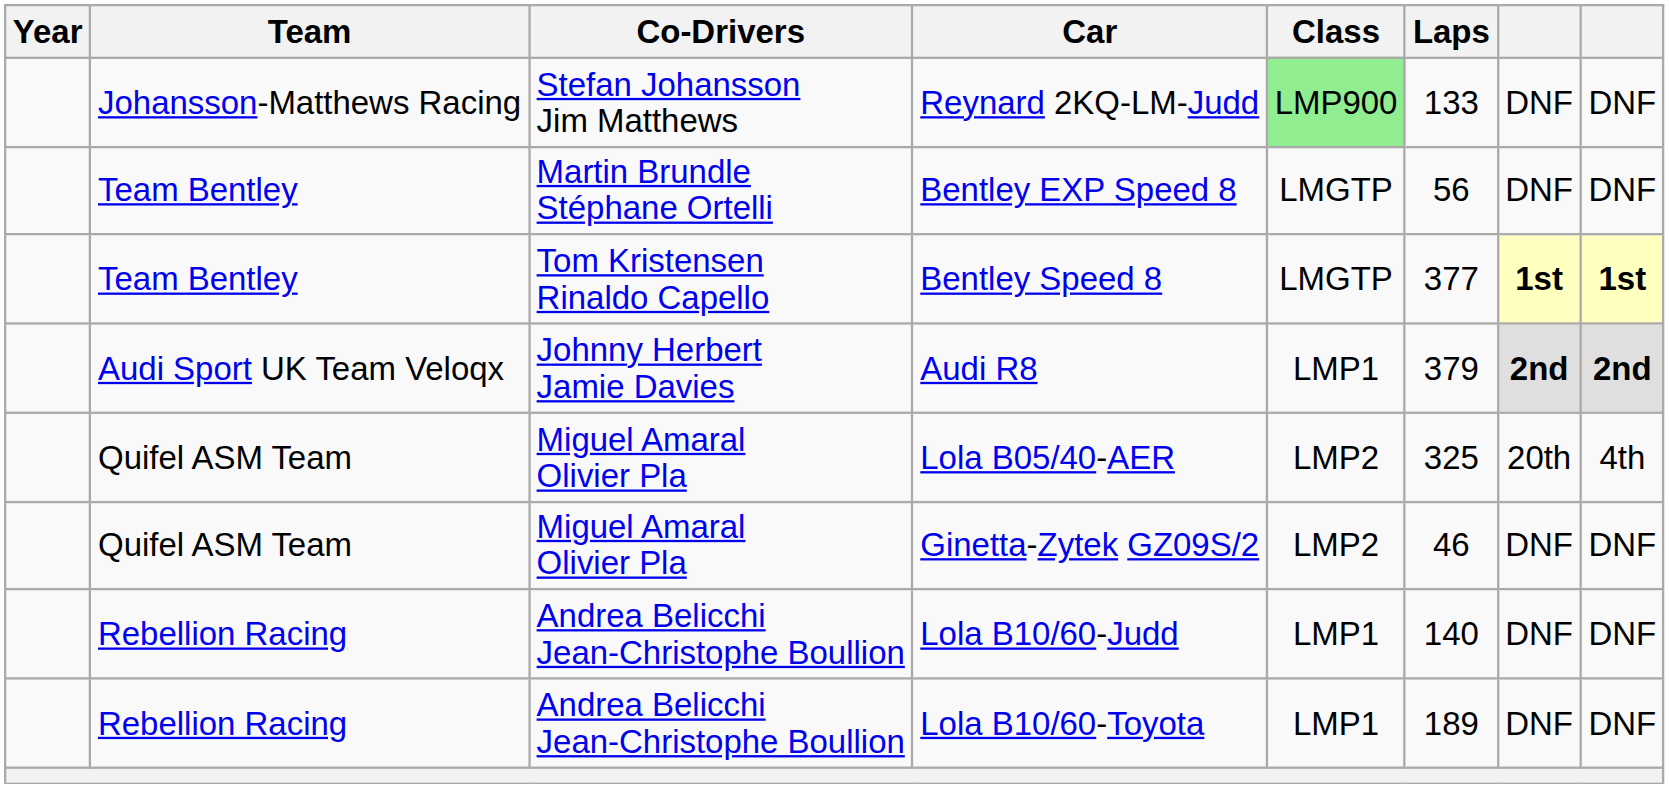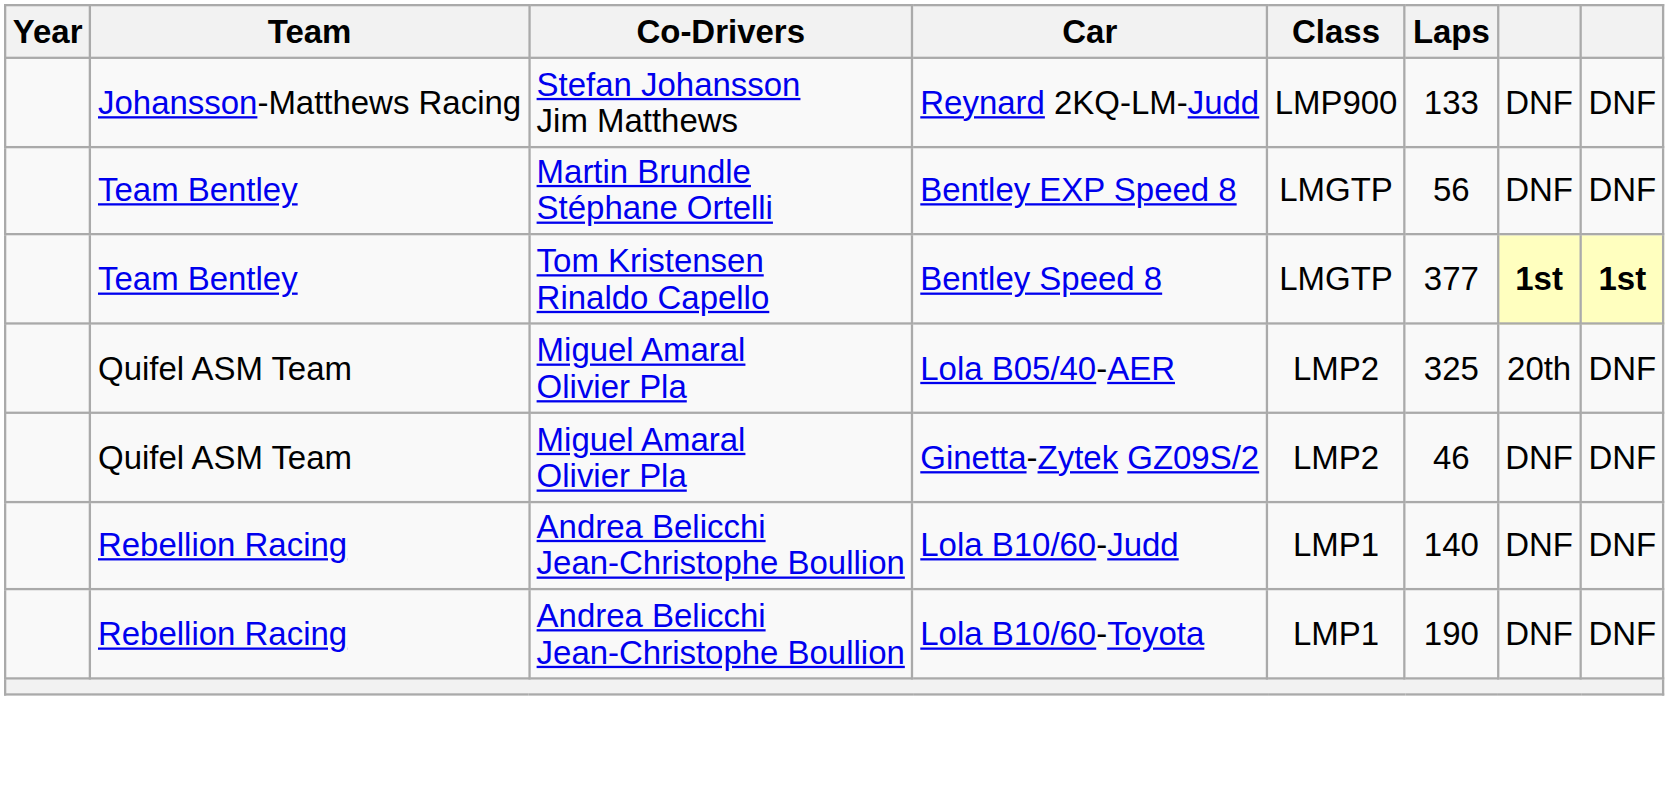(1336, 102) lightgreen background -> (1336, 102) no background
- row: (979, 368)
(1622, 457) 4th -> (1622, 368) DNF
(1451, 723) 189 -> (1451, 634) 190
